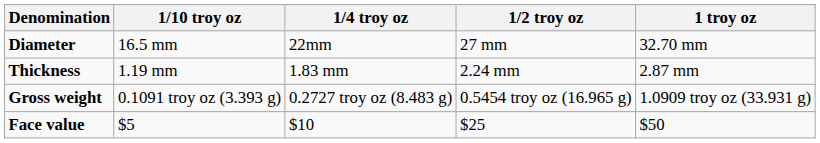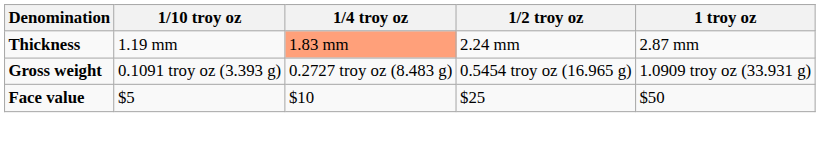- row: (42, 44)
(319, 71) no background -> (319, 44) lightsalmon background
